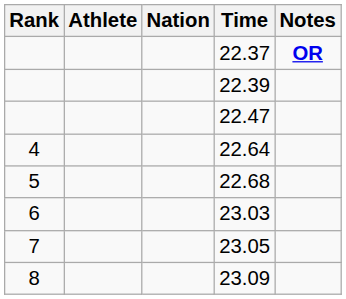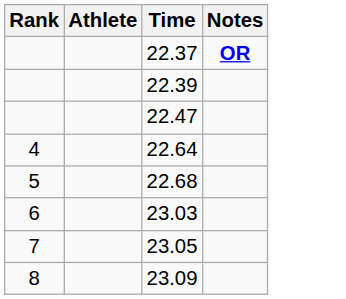- column: (178, 20)
